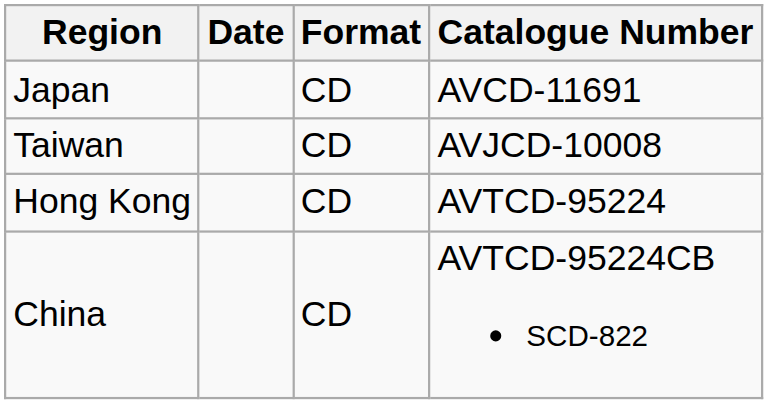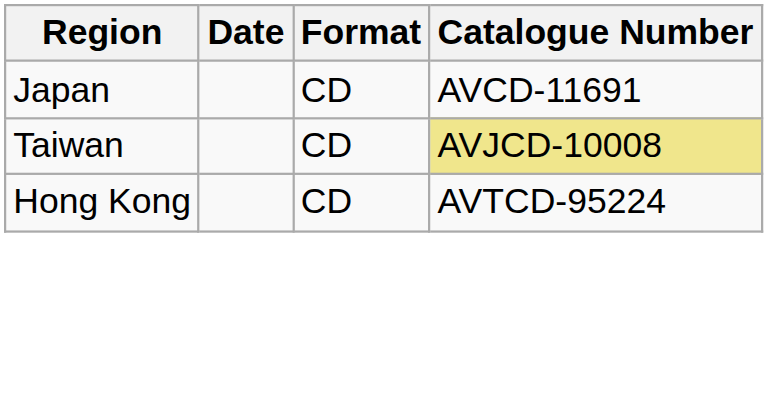(550, 145) no background -> (550, 145) khaki background
- row: (60, 313)
